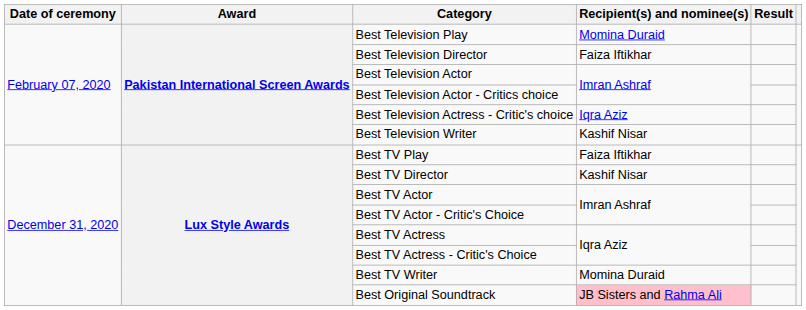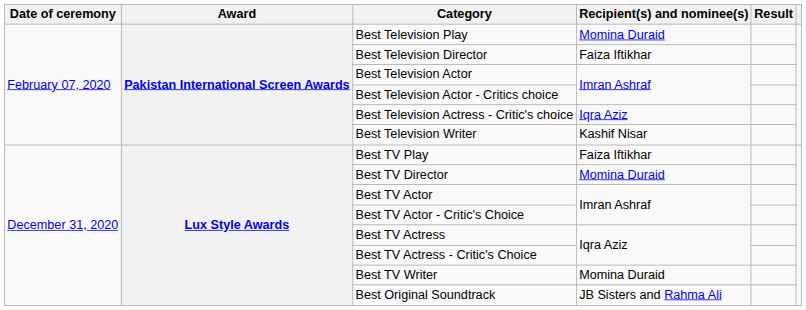(613, 174) Kashif Nisar -> (622, 174) Momina Duraid
(650, 295) pink background -> (650, 295) no background
